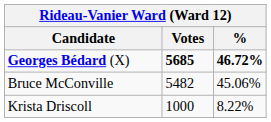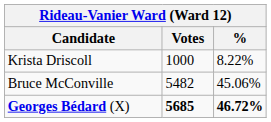rows swapped: (69, 60) <-> (50, 106)
